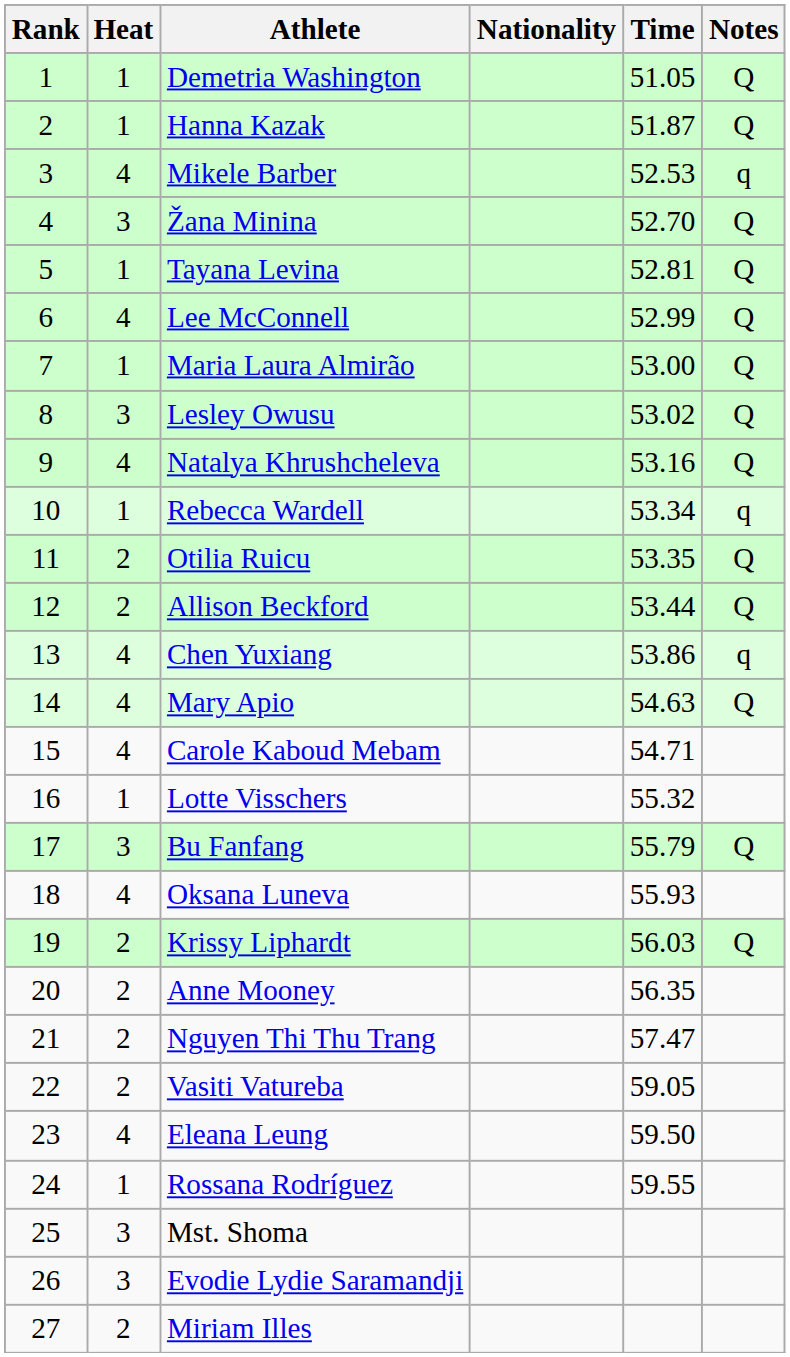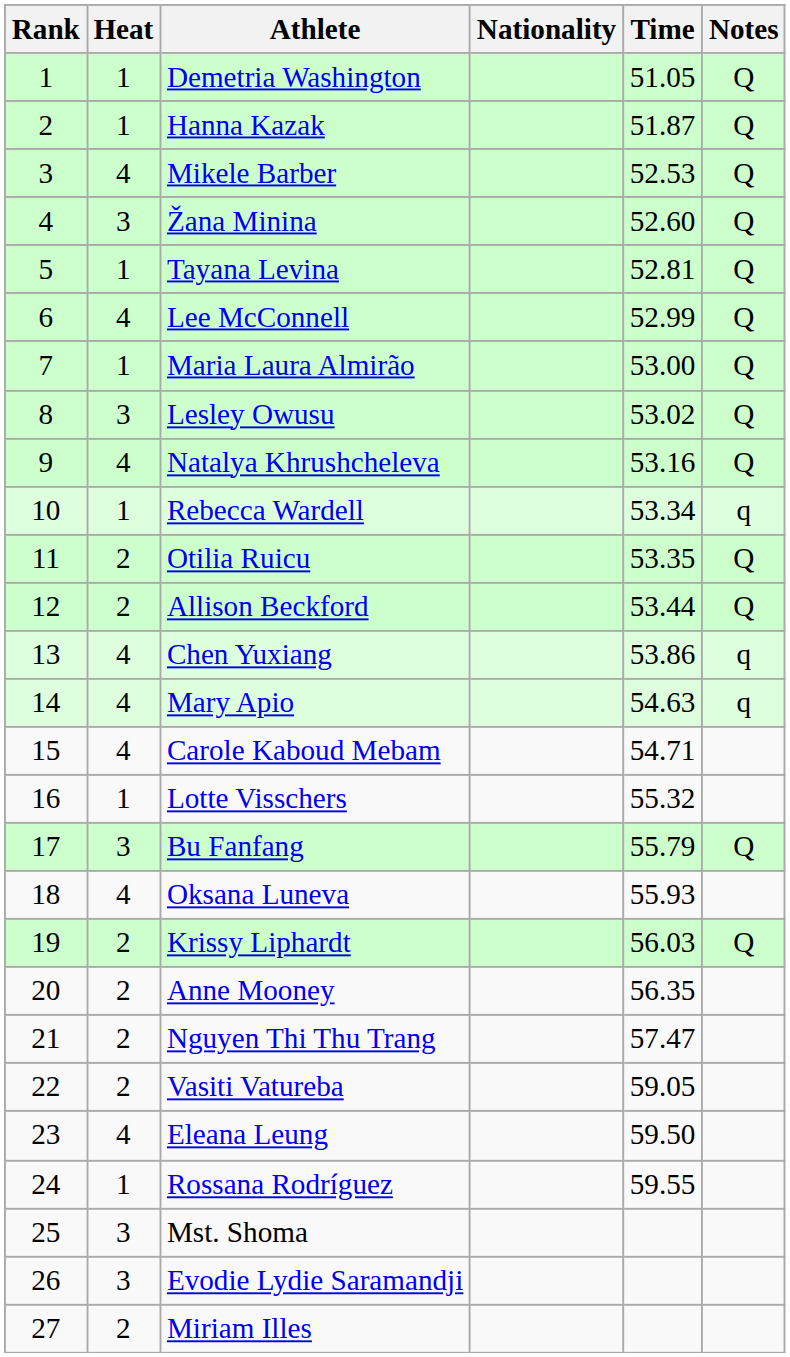(744, 173) q -> (744, 173) Q
(663, 221) 52.70 -> (663, 221) 52.60
(744, 702) Q -> (744, 702) q
